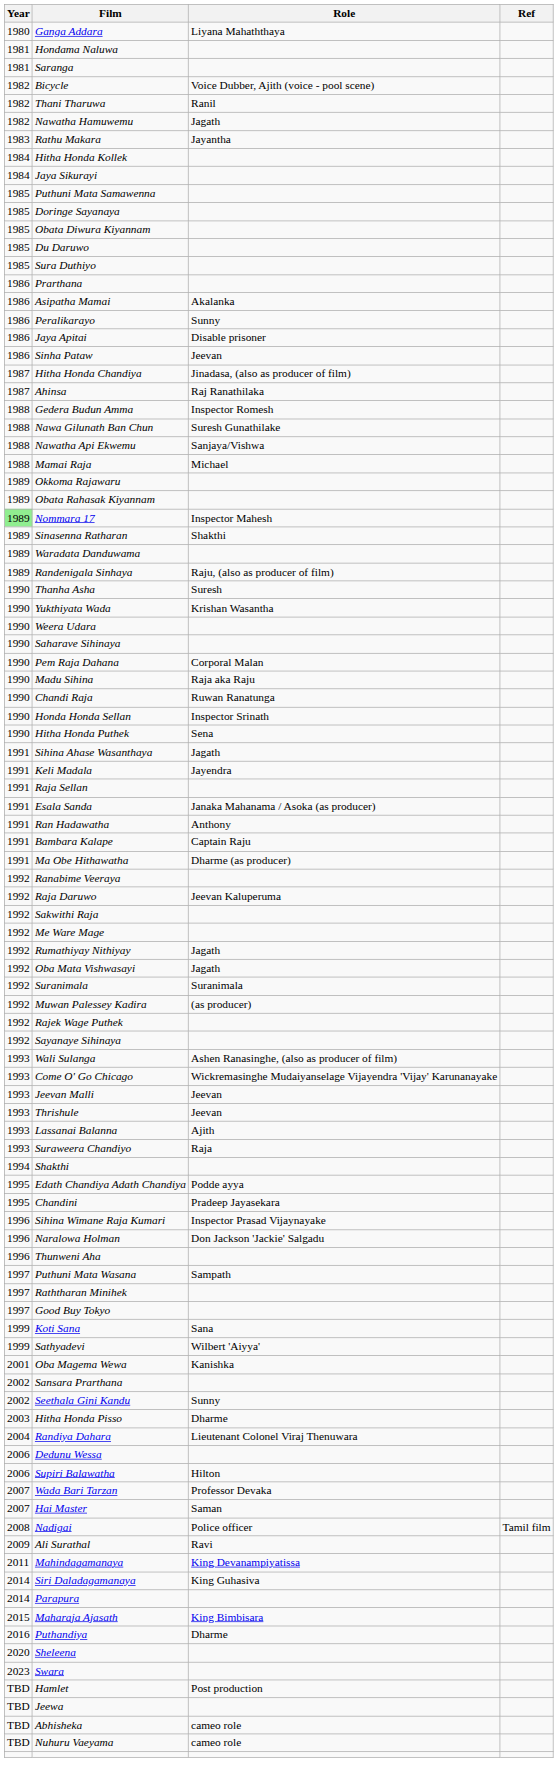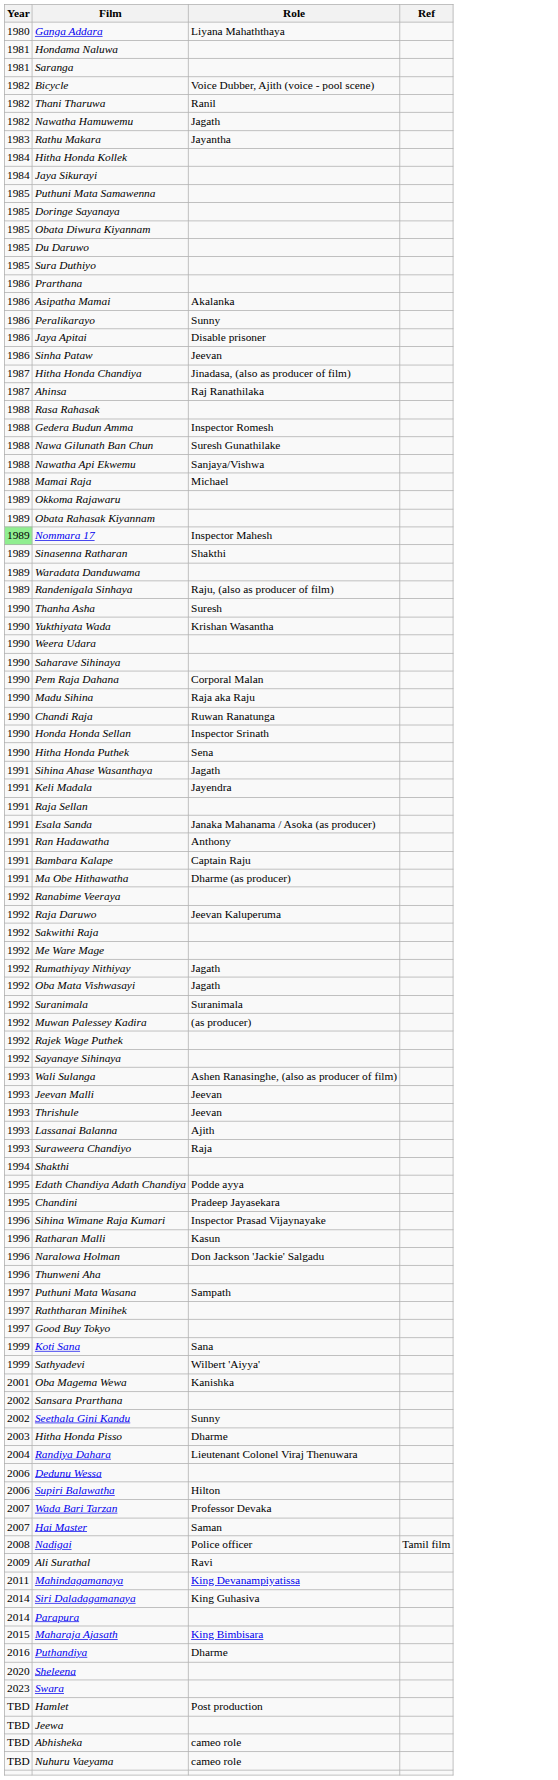+ row: (67, 409)
- row: (84, 1076)
+ row: (70, 1238)
